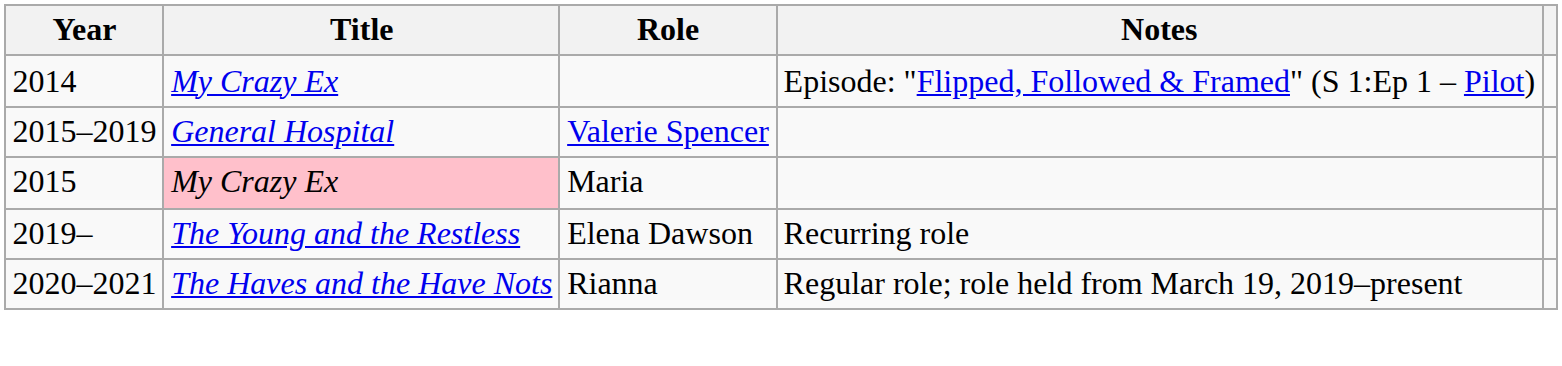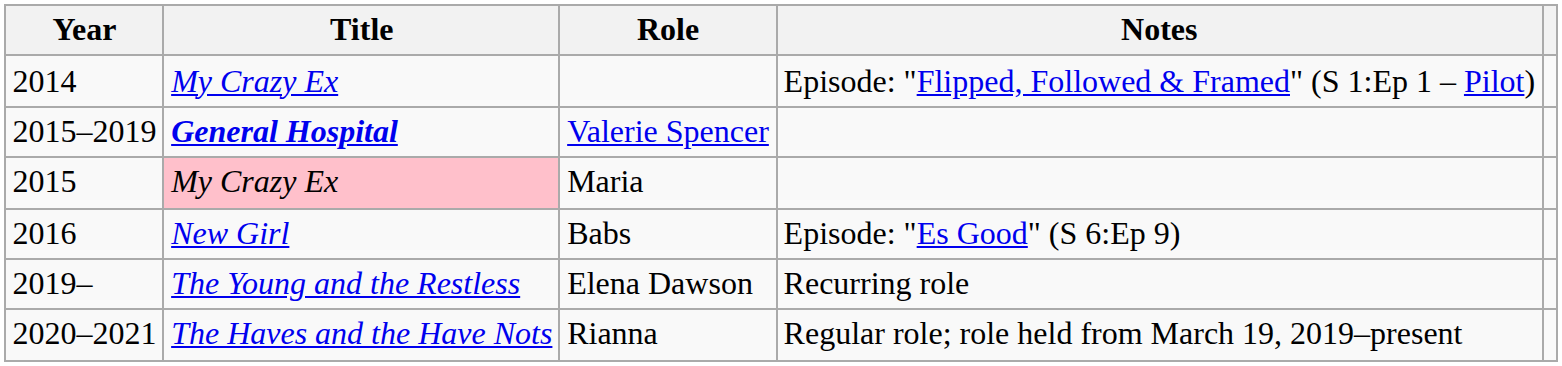(283, 131) normal -> (284, 131) bold
+ row: (44, 232)
